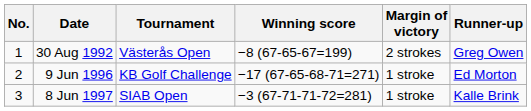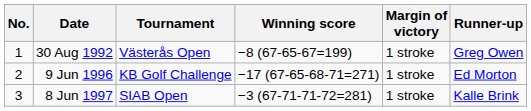(413, 52) 2 strokes -> (410, 52) 1 stroke
